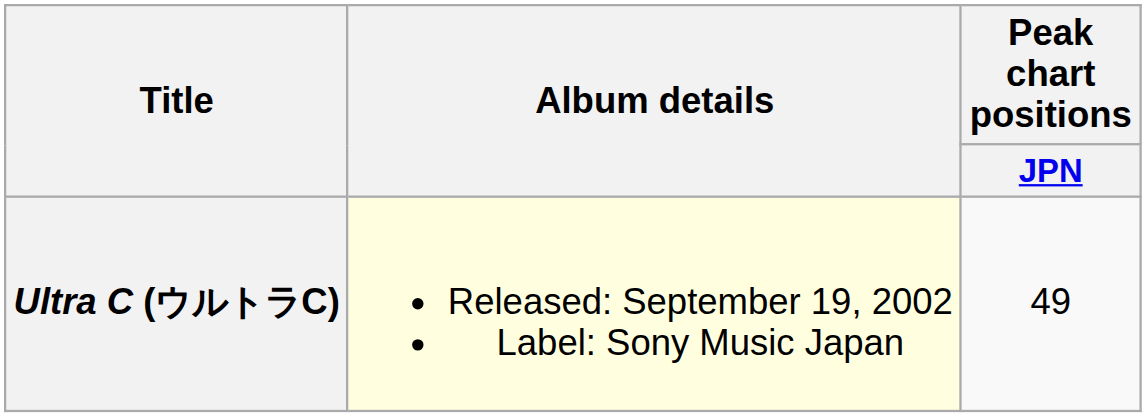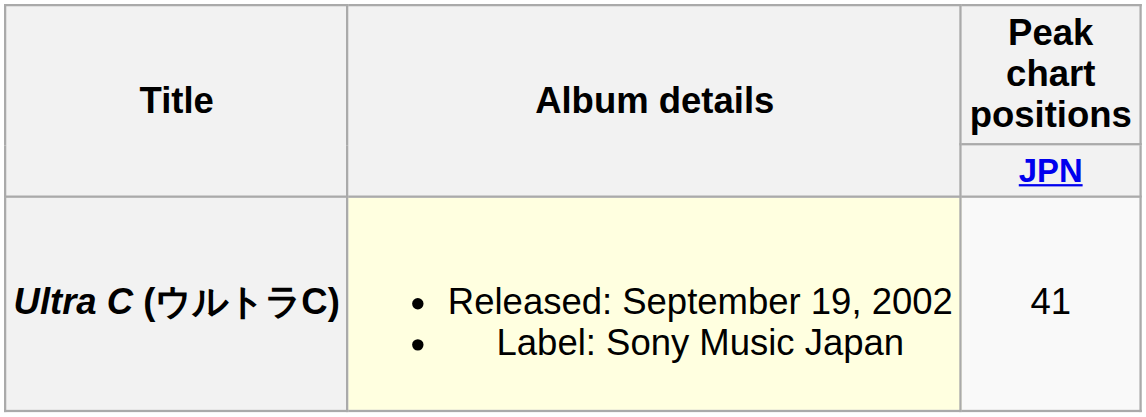(1051, 302) 49 -> (1051, 302) 41
